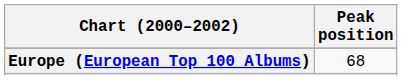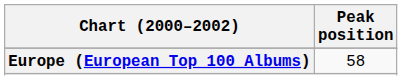(356, 61) 68 -> (356, 61) 58
